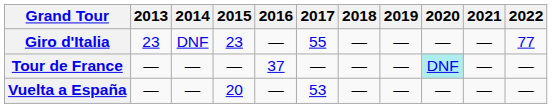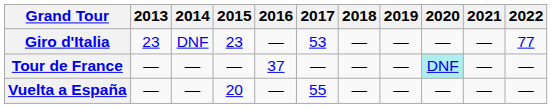(318, 41) 55 -> (318, 41) 53
(318, 90) 53 -> (318, 90) 55
